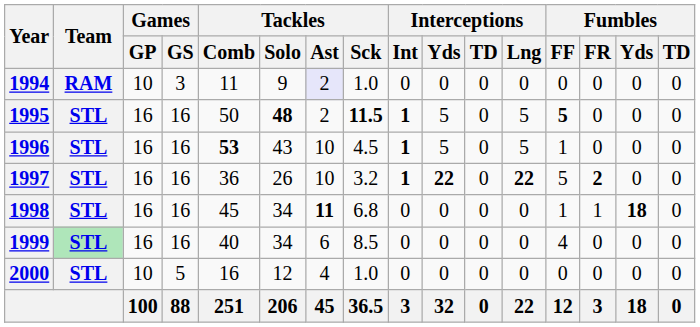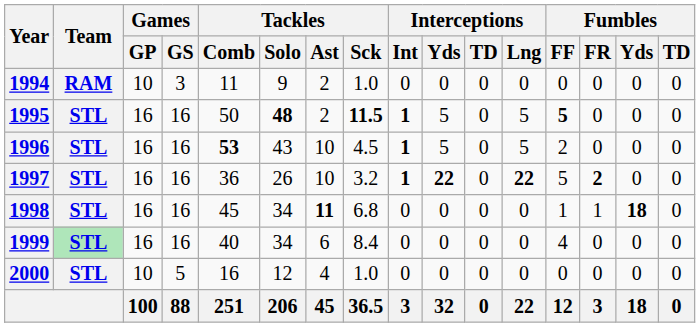(325, 83) lavender background -> (325, 83) no background
(563, 147) 1 -> (563, 147) 2
(366, 242) 8.5 -> (366, 242) 8.4
